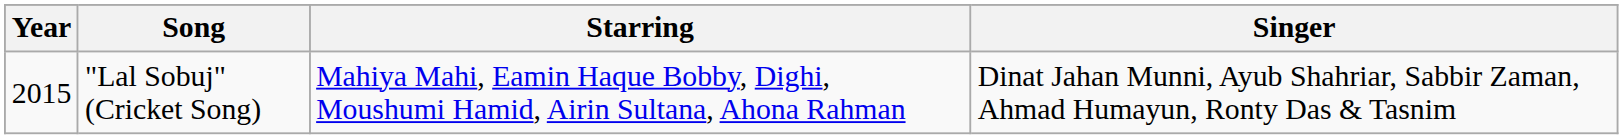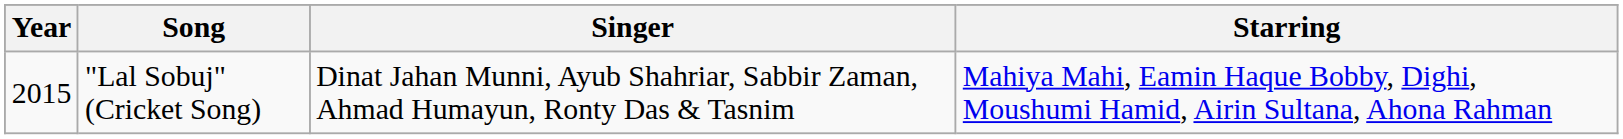columns swapped: (1294, 28) <-> (640, 28)
